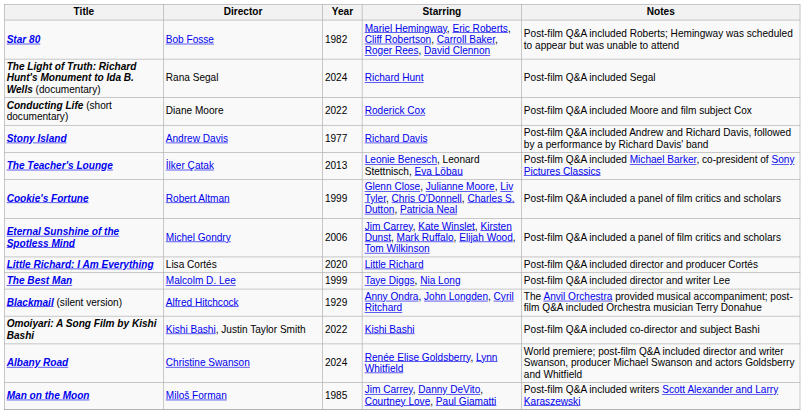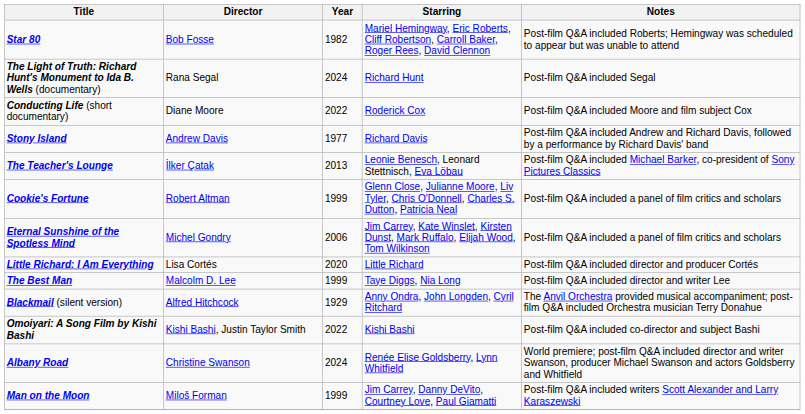(336, 396) 1985 -> (336, 396) 1999
